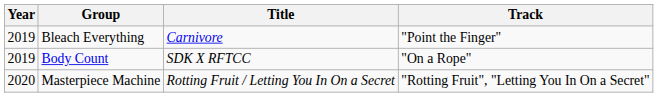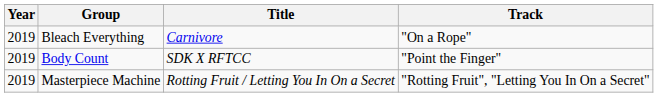(451, 37) "Point the Finger" -> (436, 37) "On a Rope"
(436, 59) "On a Rope" -> (451, 59) "Point the Finger"
(21, 80) 2020 -> (21, 80) 2019
